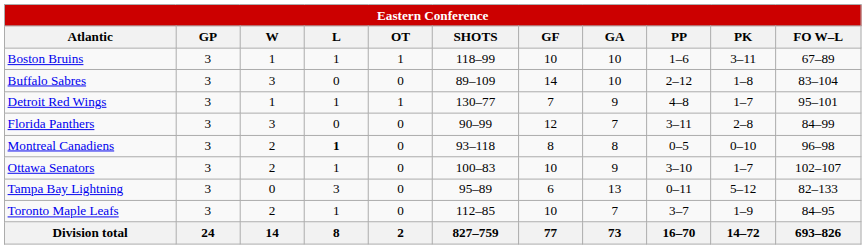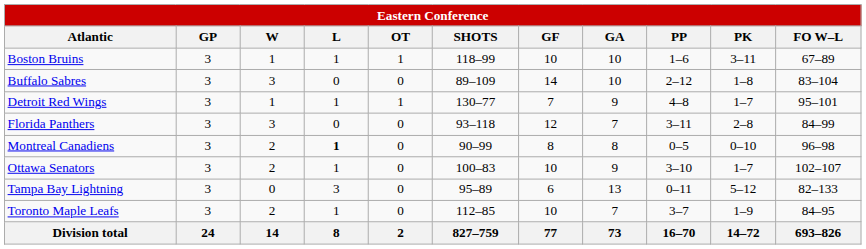(476, 123) 90–99 -> (476, 123) 93–118
(476, 145) 93–118 -> (476, 145) 90–99
